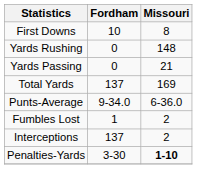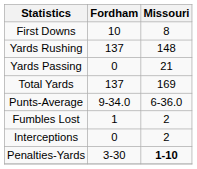(114, 48) 0 -> (114, 48) 137
(114, 137) 137 -> (114, 137) 0
